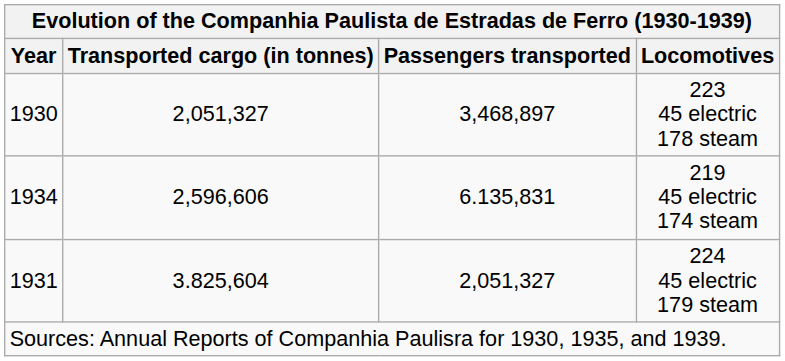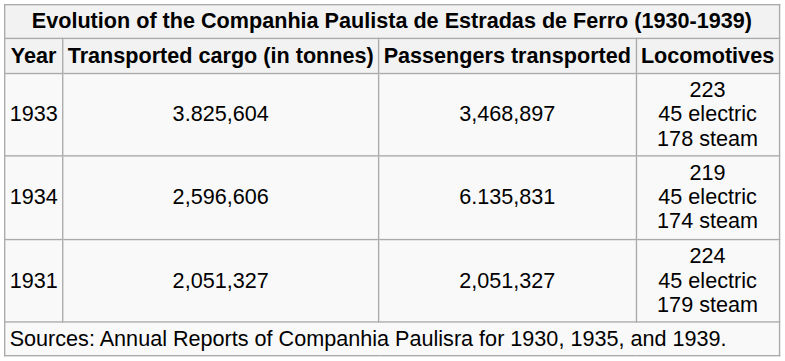(34, 114) 1930 -> (34, 114) 1933
(221, 114) 2,051,327 -> (221, 114) 3.825,604
(221, 280) 3.825,604 -> (221, 280) 2,051,327
